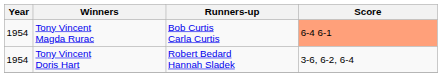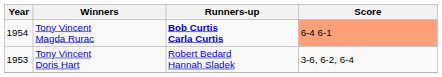(194, 33) normal -> (196, 33) bold
(17, 59) 1954 -> (17, 59) 1953
